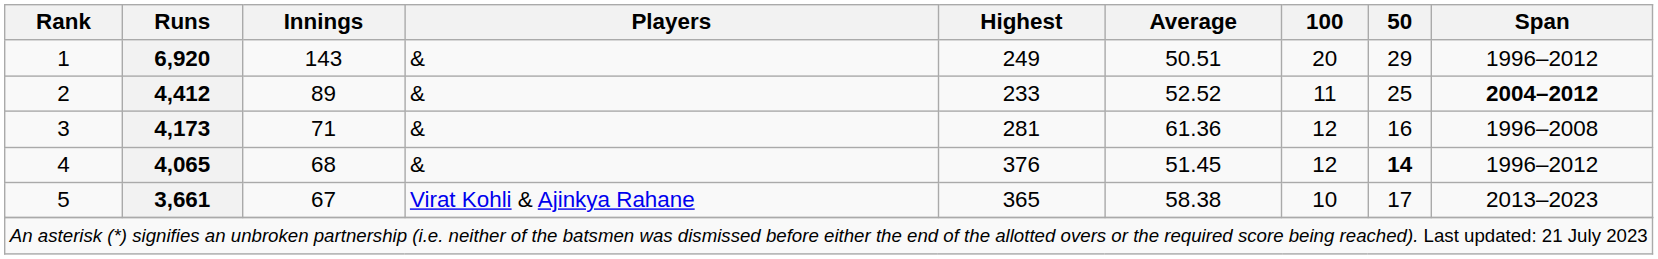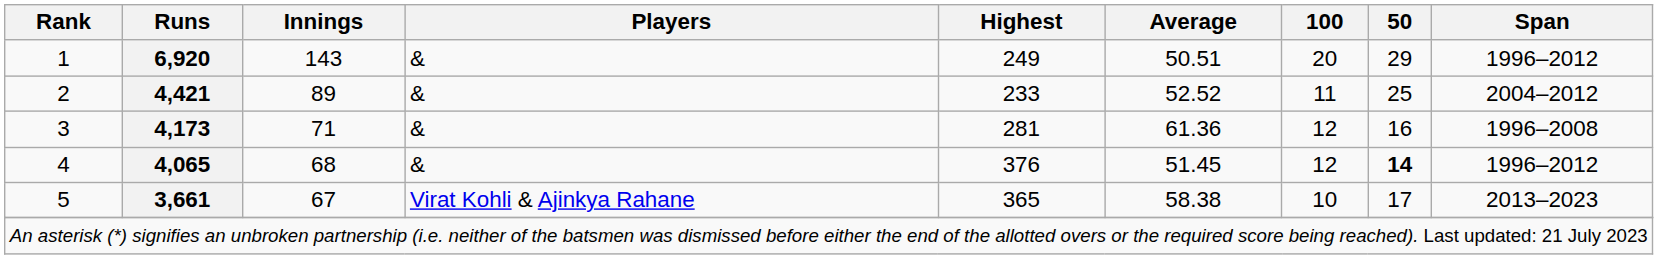(182, 93) 4,412 -> (182, 93) 4,421
(1542, 93) bold -> (1542, 93) normal
